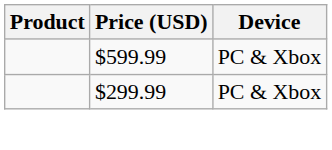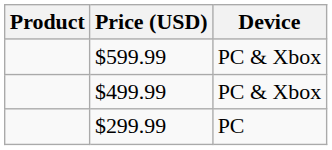+ row: (131, 91)
(269, 91) PC & Xbox -> (231, 126) PC
